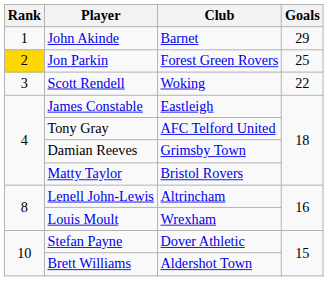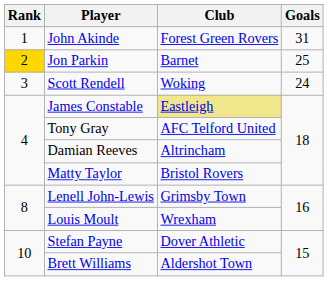(179, 38) Barnet -> (219, 38) Forest Green Rovers
(302, 38) 29 -> (302, 38) 31
(219, 60) Forest Green Rovers -> (179, 60) Barnet
(302, 83) 22 -> (302, 83) 24
(187, 106) no background -> (187, 106) khaki background
(203, 151) Grimsby Town -> (193, 151) Altrincham
(193, 196) Altrincham -> (203, 196) Grimsby Town
